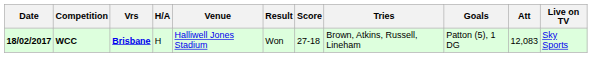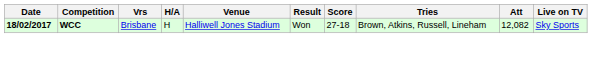- column: (476, 16)
(131, 40) bold -> (139, 25) normal
(524, 40) 12,083 -> (515, 25) 12,082
